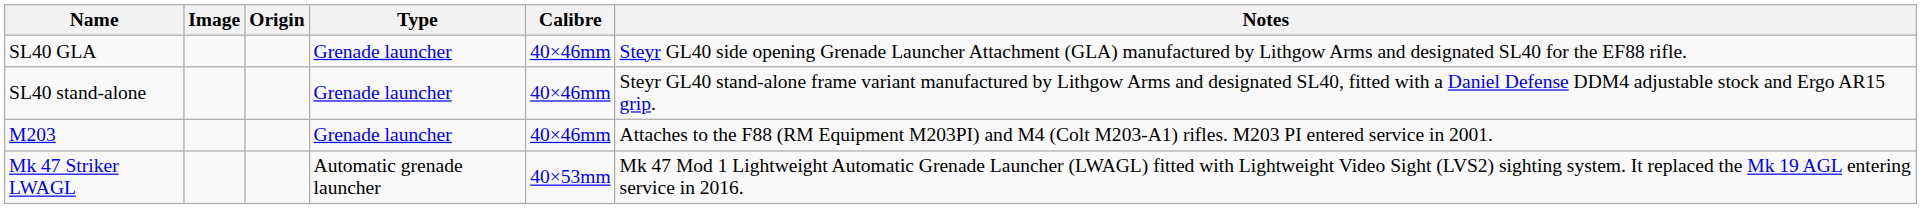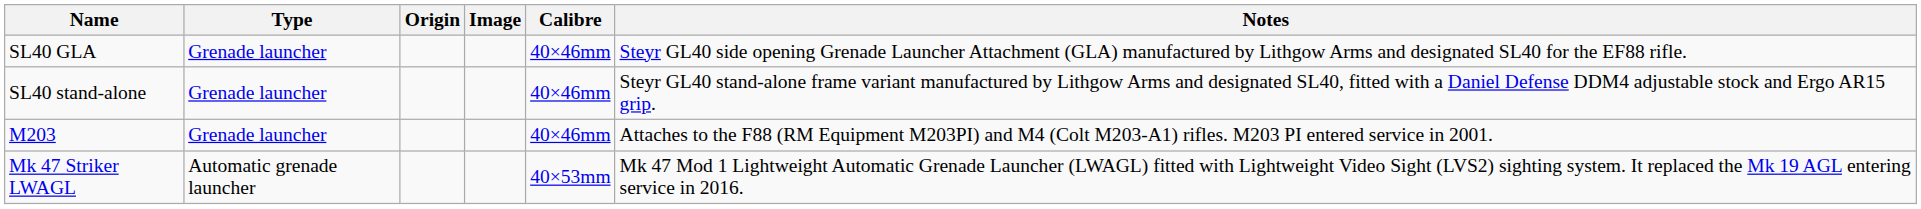columns swapped: (214, 19) <-> (417, 19)
